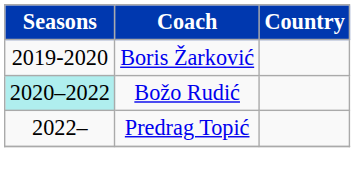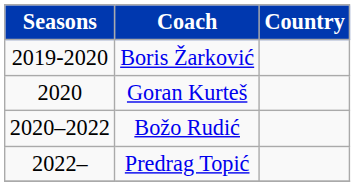+ row: (187, 92)
(60, 92) paleturquoise background -> (60, 127) no background
